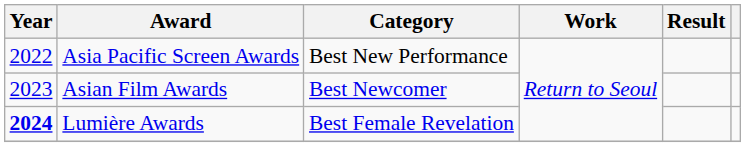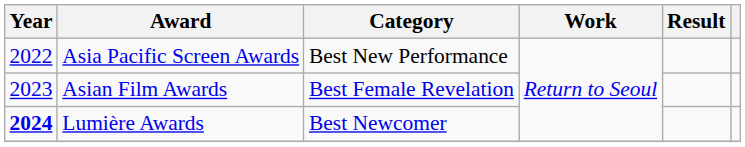(378, 89) Best Newcomer -> (411, 89) Best Female Revelation
(411, 123) Best Female Revelation -> (378, 123) Best Newcomer
